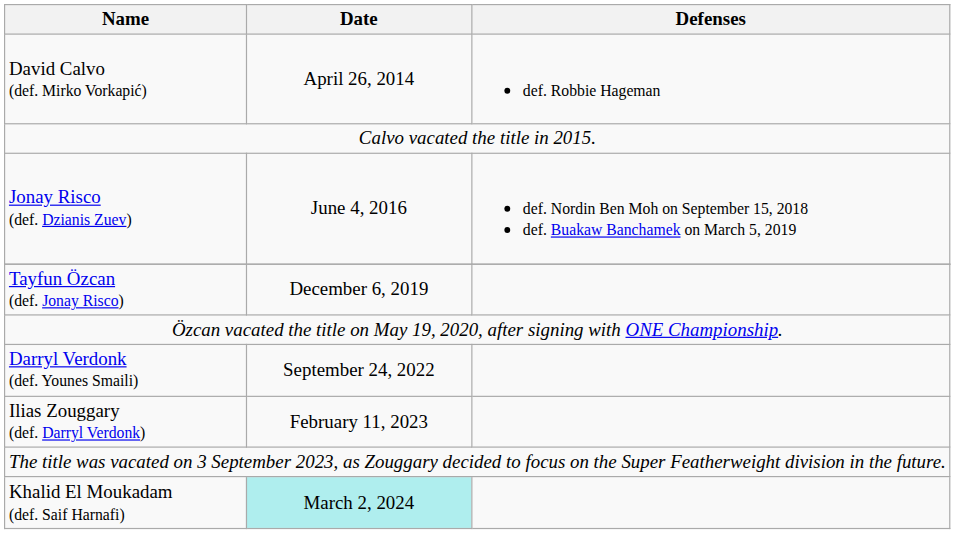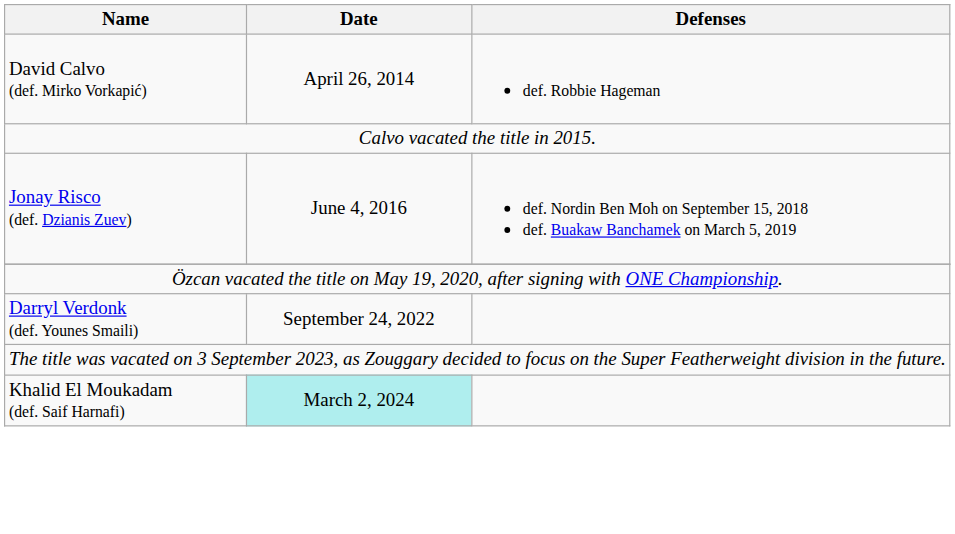- row: (66, 289)
- row: (77, 421)
